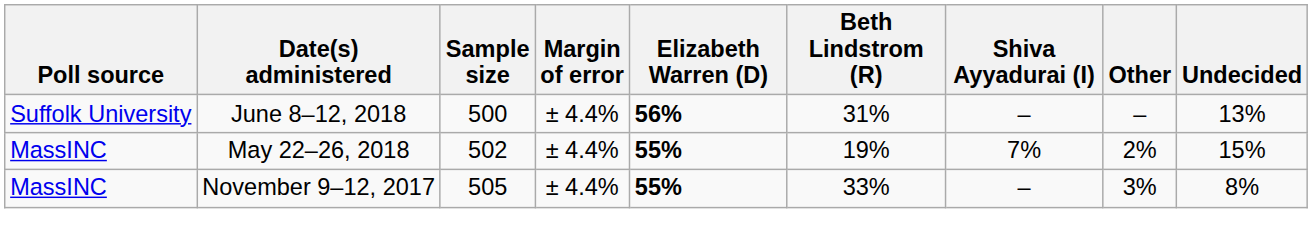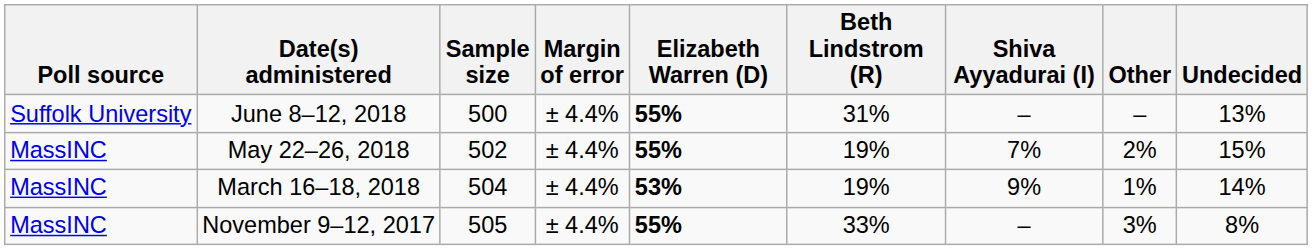(658, 113) 56% -> (658, 113) 55%
+ row: (319, 187)
